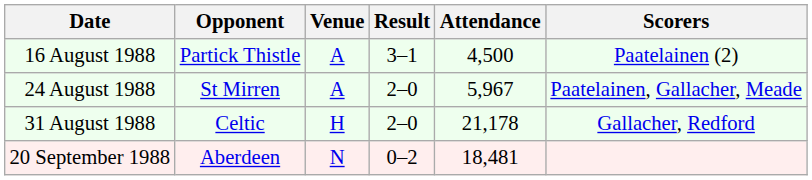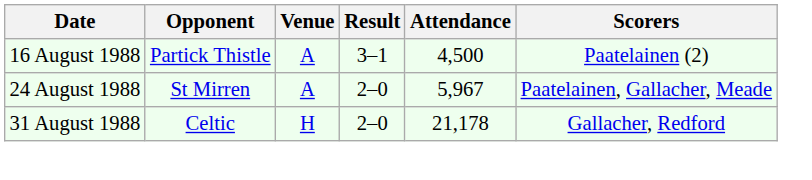- row: (90, 158)
